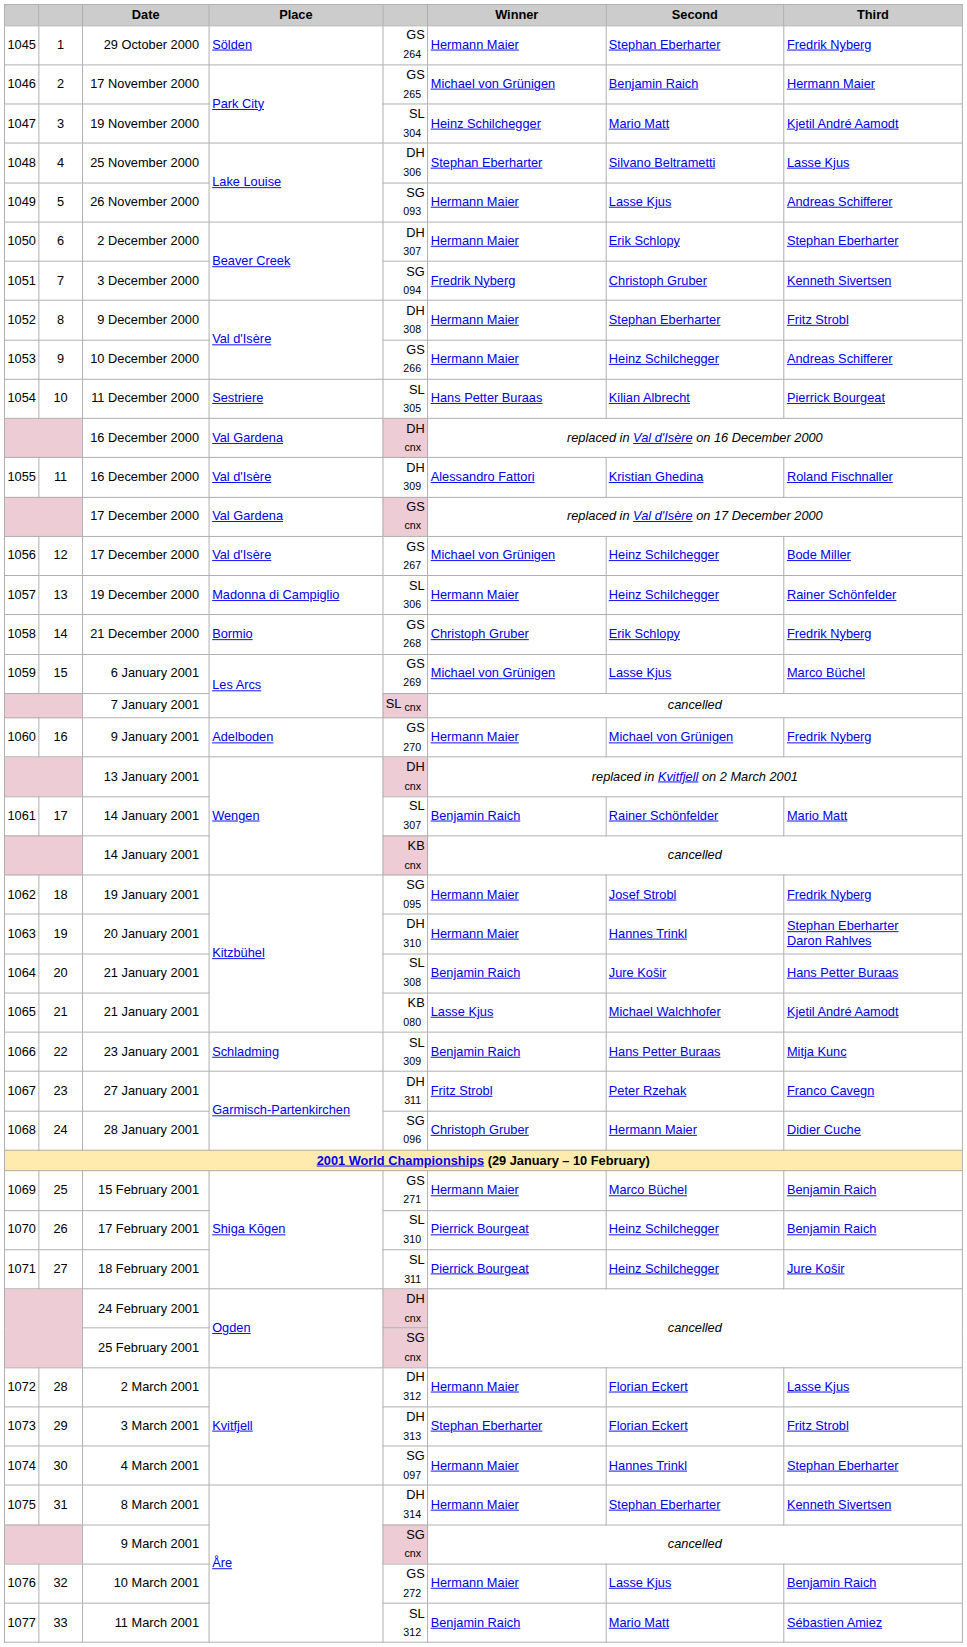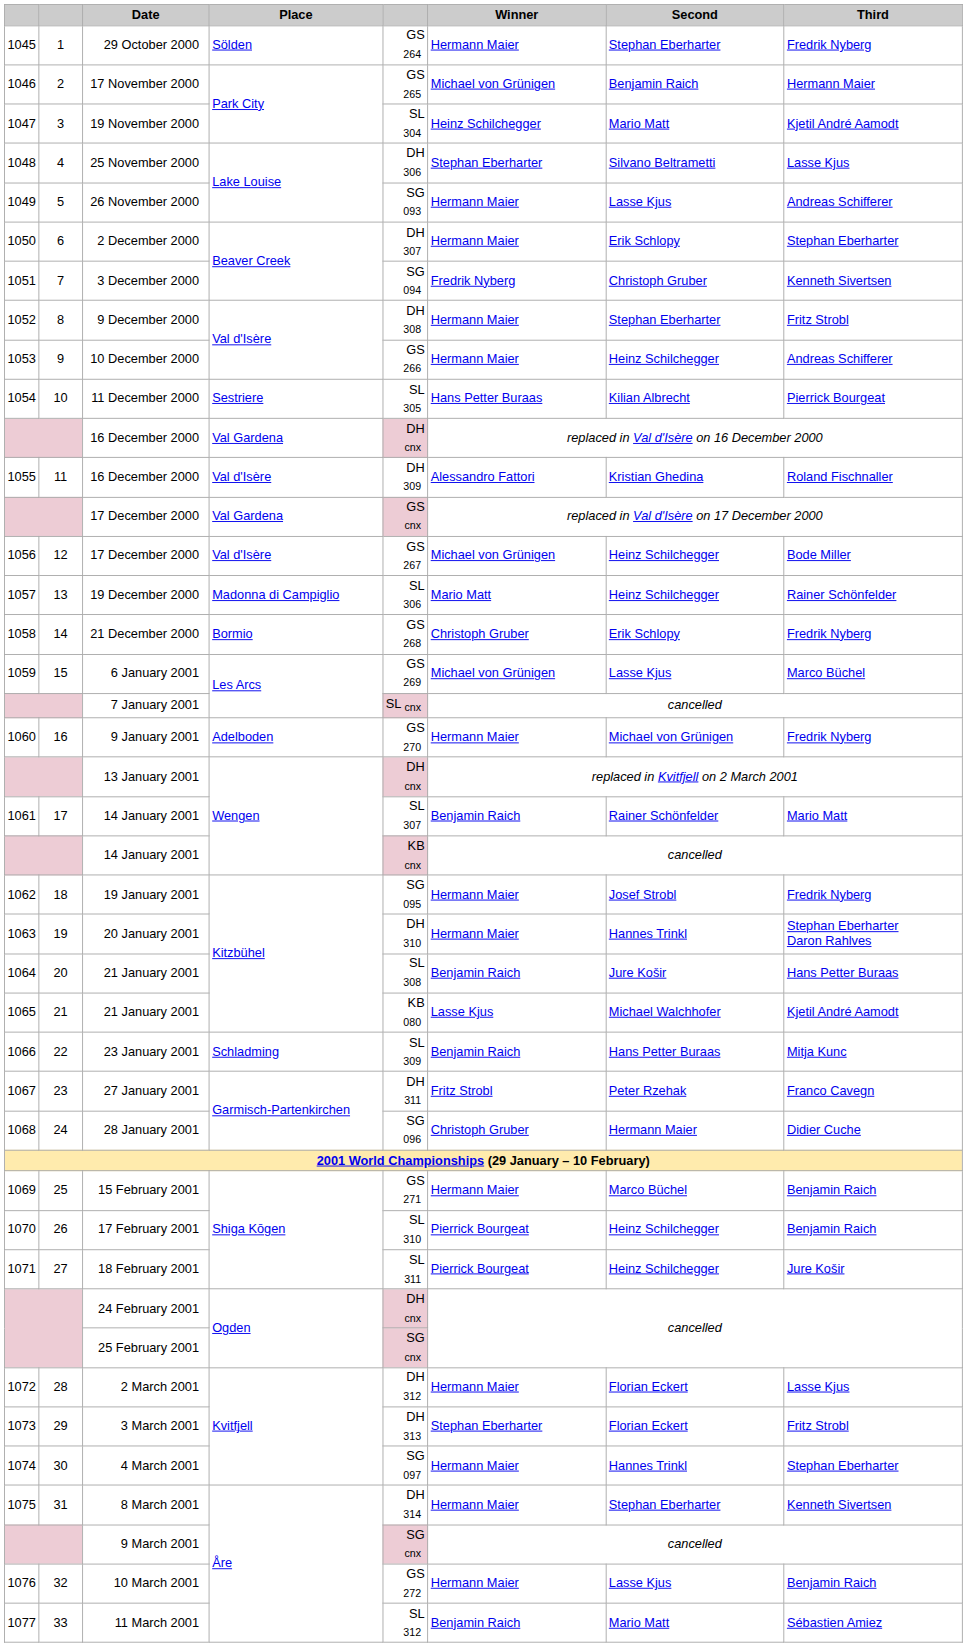(475, 594) Hermann Maier -> (461, 594) Mario Matt
